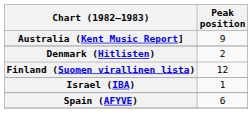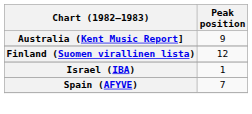- row: (101, 54)
(223, 100) 6 -> (223, 85) 7
